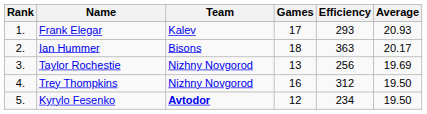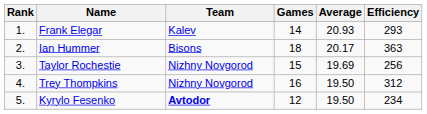columns swapped: (345, 13) <-> (398, 13)
(295, 30) 17 -> (295, 30) 14
(295, 65) 13 -> (295, 65) 15
